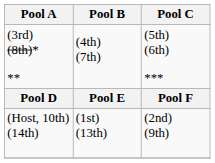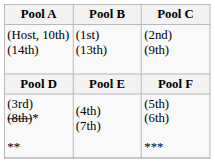rows swapped: (38, 125) <-> (23, 56)
